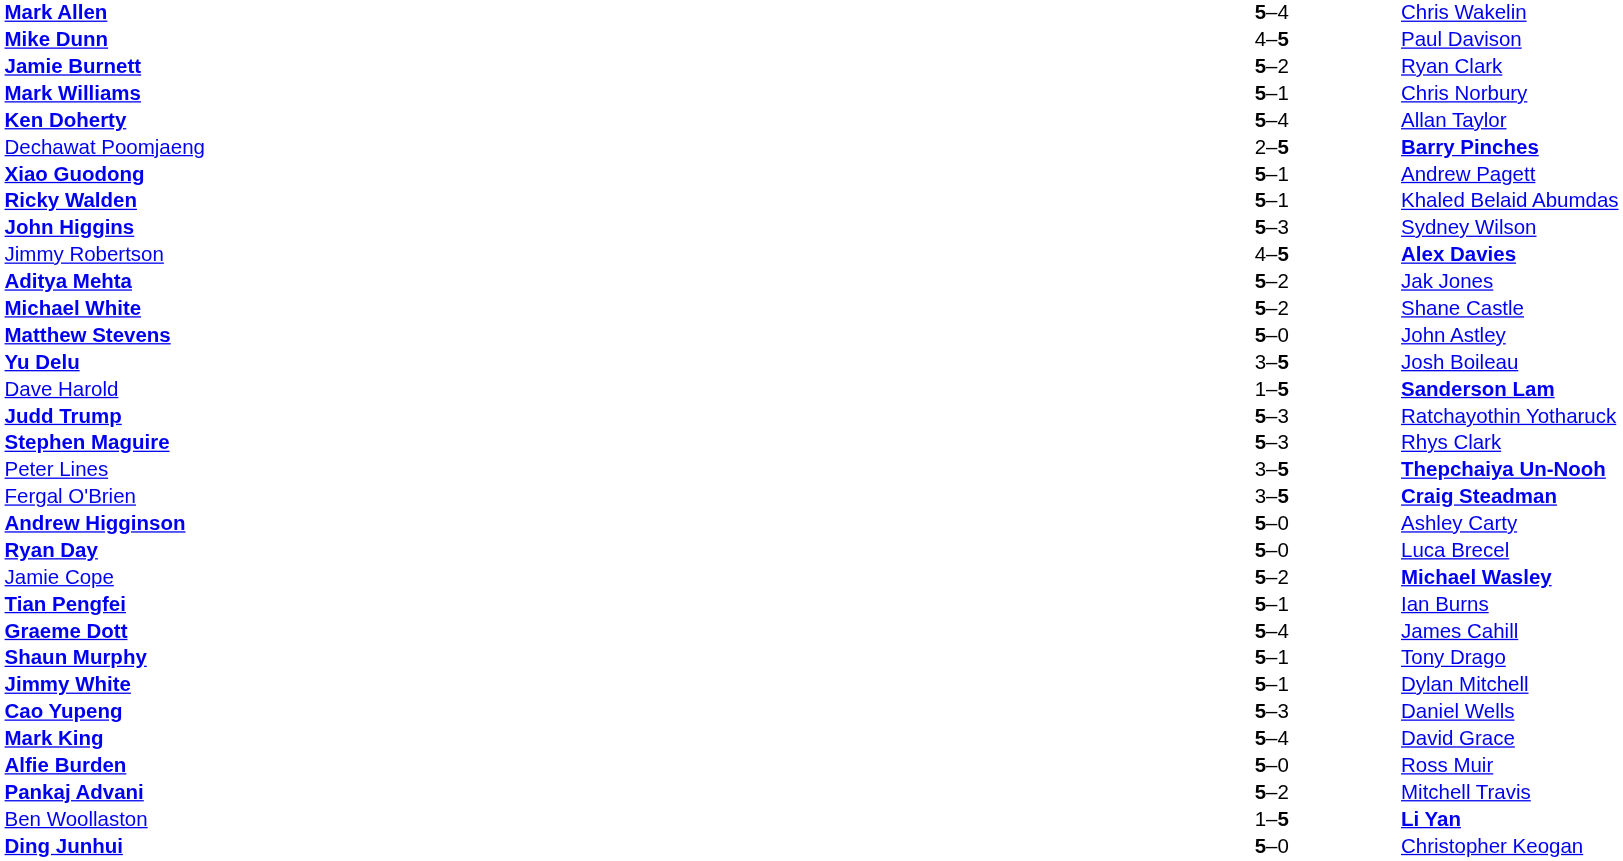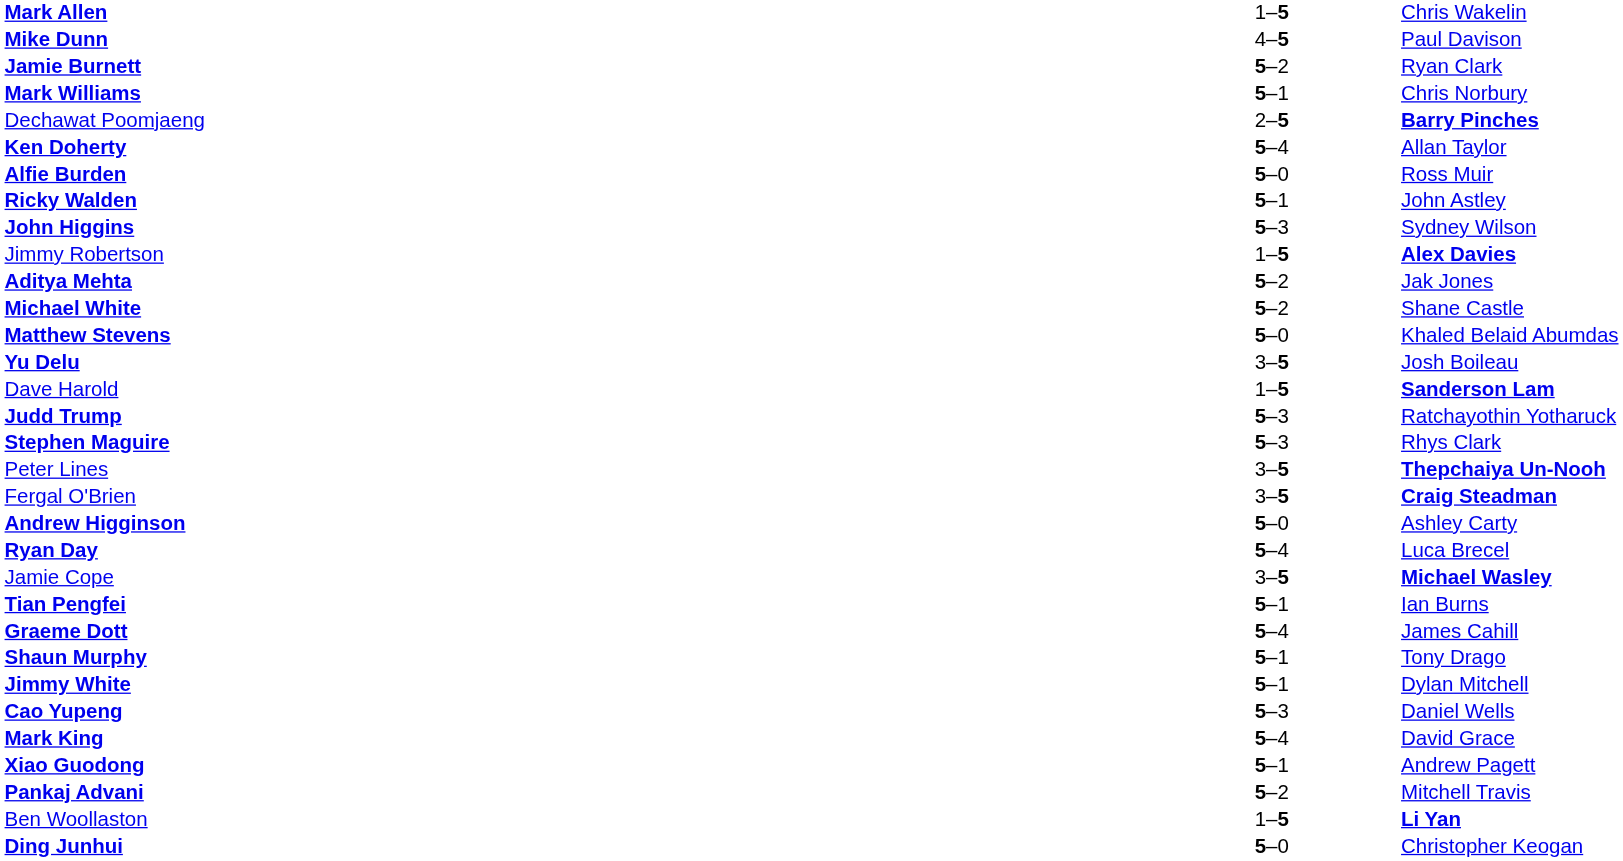(1272, 12) 5–4 -> (1272, 12) 1–5
rows swapped: (65, 120) <-> (105, 147)
rows swapped: (65, 765) <-> (75, 174)
(1510, 200) Khaled Belaid Abumdas -> (1453, 200) John Astley
(1272, 254) 4–5 -> (1272, 254) 1–5
(1453, 335) John Astley -> (1510, 335) Khaled Belaid Abumdas
(1272, 550) 5–0 -> (1272, 550) 5–4
(1272, 577) 5–2 -> (1272, 577) 3–5
